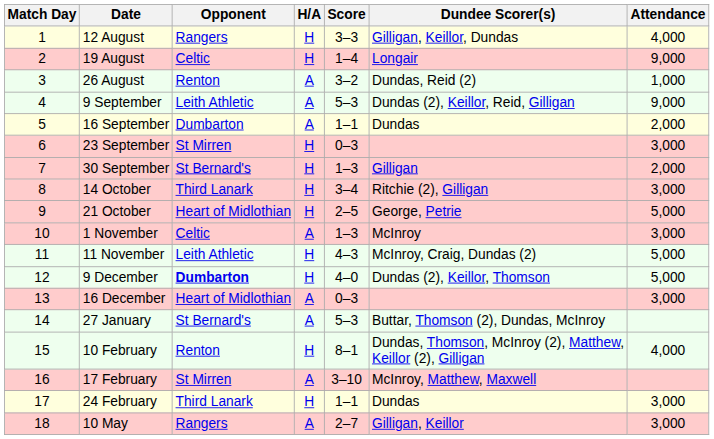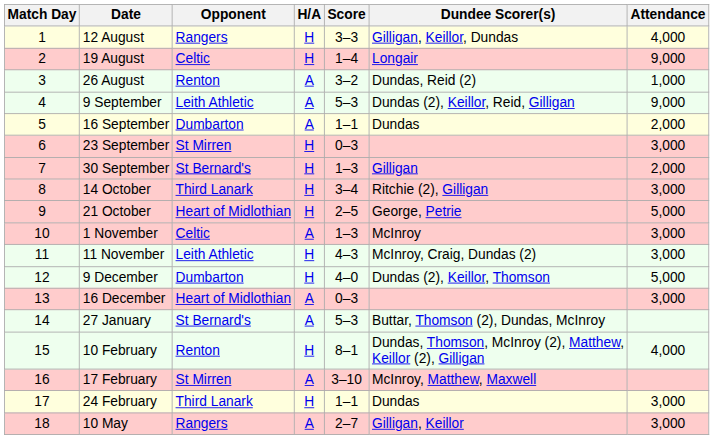(668, 255) 5,000 -> (668, 255) 3,000
(212, 277) bold -> (210, 277) normal
